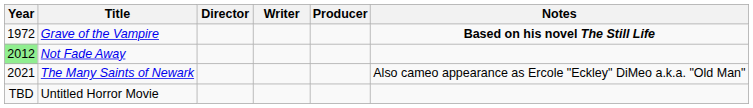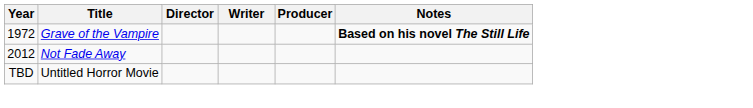(21, 53) lightgreen background -> (21, 53) no background
- row: (117, 73)
